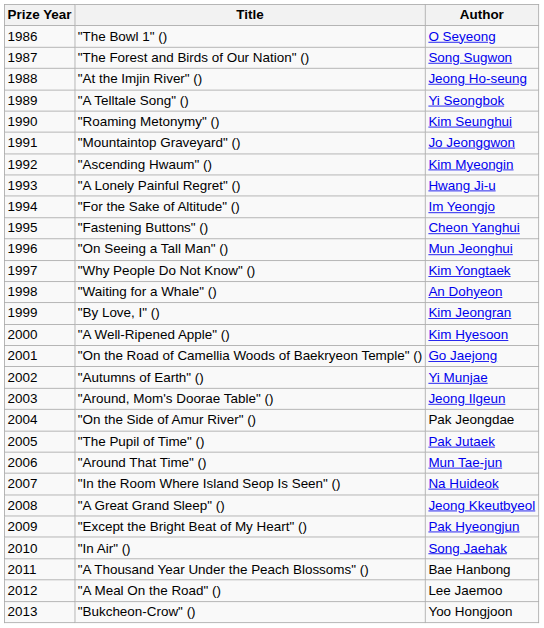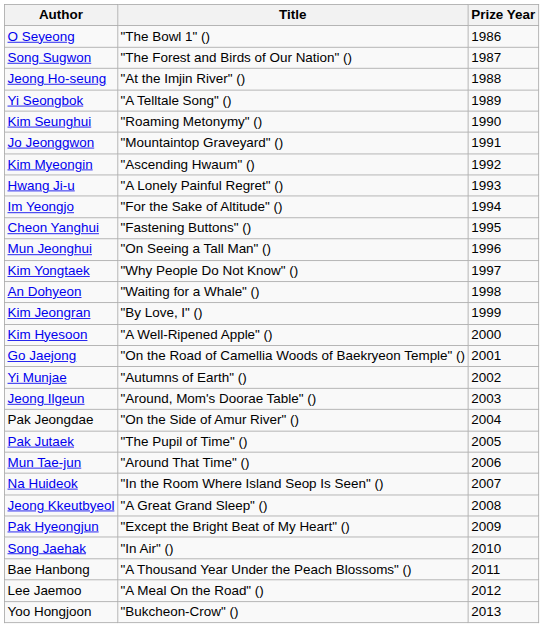columns swapped: (40, 15) <-> (482, 15)
